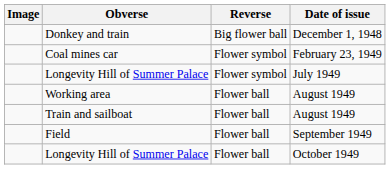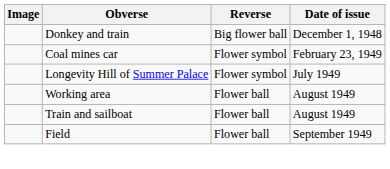- row: (127, 154)
